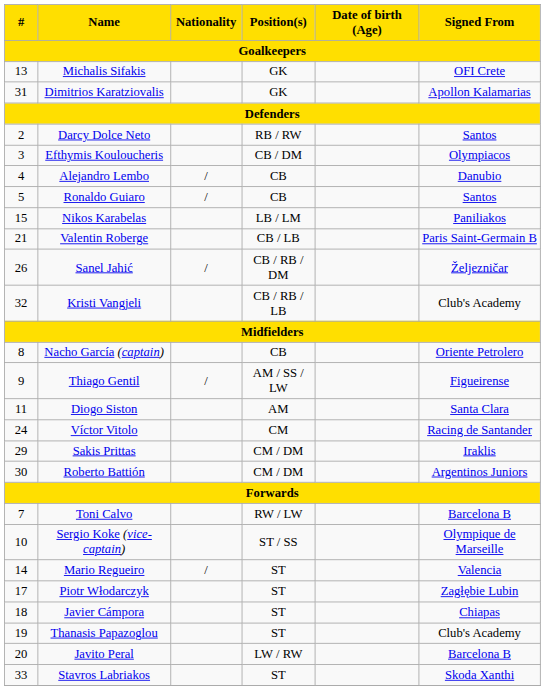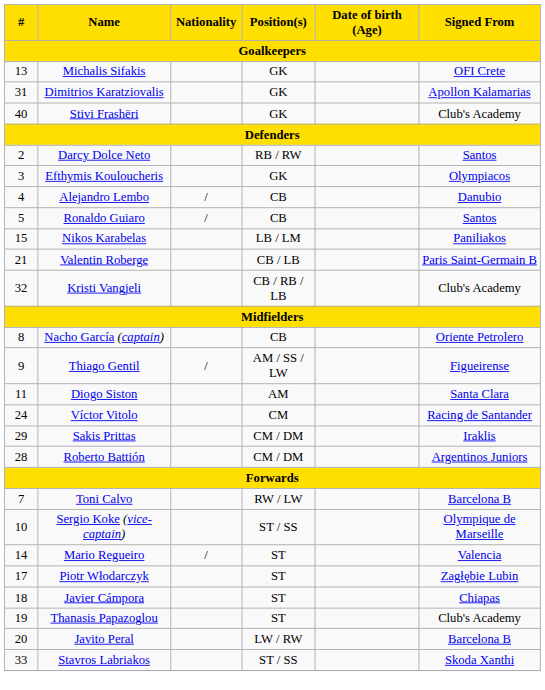+ row: (104, 113)
(278, 155) CB / DM -> (278, 176) GK
- row: (104, 267)
(21, 472) 30 -> (21, 457) 28
(278, 675) ST -> (278, 660) ST / SS
